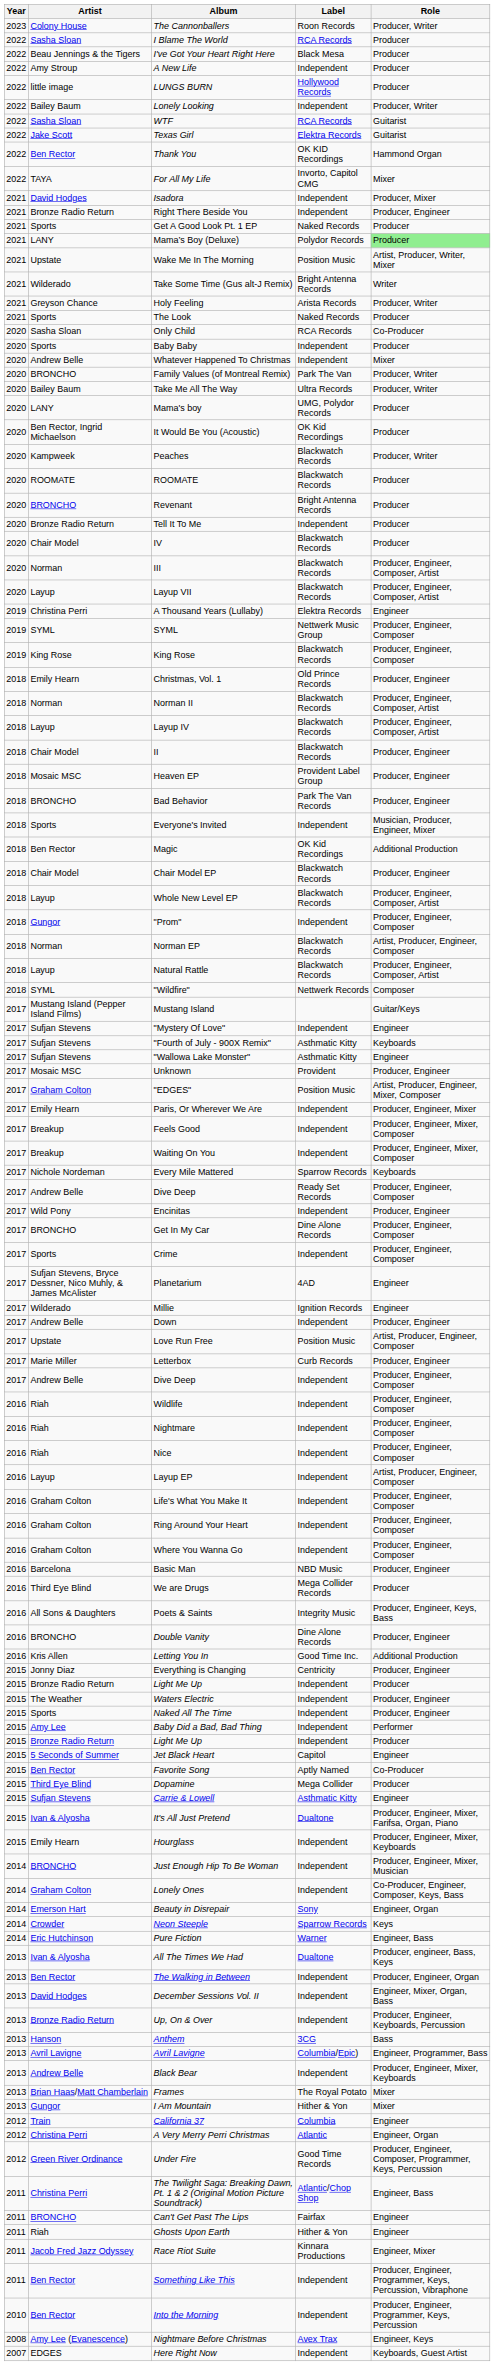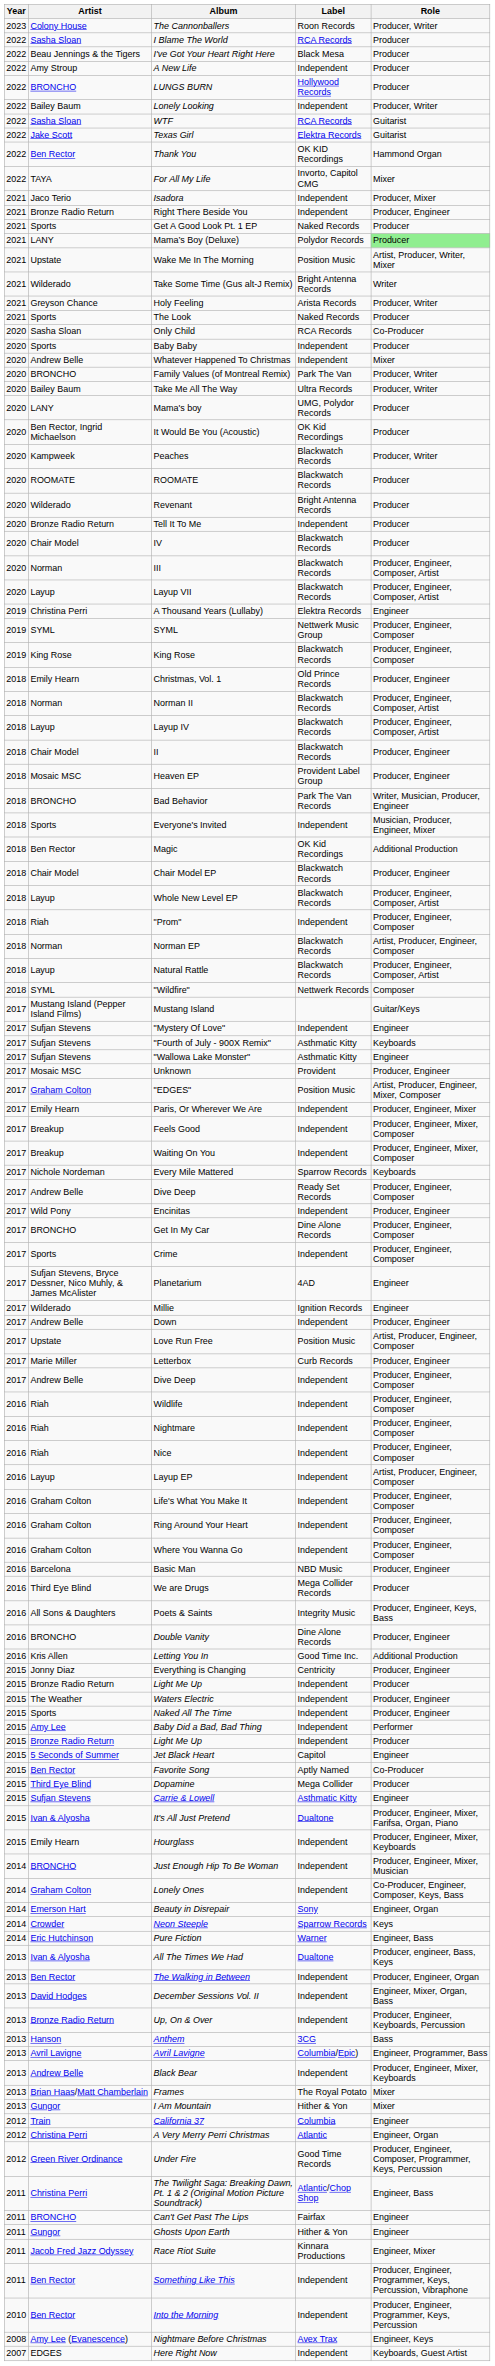(52, 87) little image -> (53, 87) BRONCHO
(59, 198) David Hodges -> (51, 198) Jaco Terio
(53, 505) BRONCHO -> (51, 505) Wilderado
(411, 800) Producer, Engineer -> (426, 800) Writer, Musician, Producer, Engineer
(45, 922) Gungor -> (40, 922) Riah
(40, 2232) Riah -> (45, 2232) Gungor
